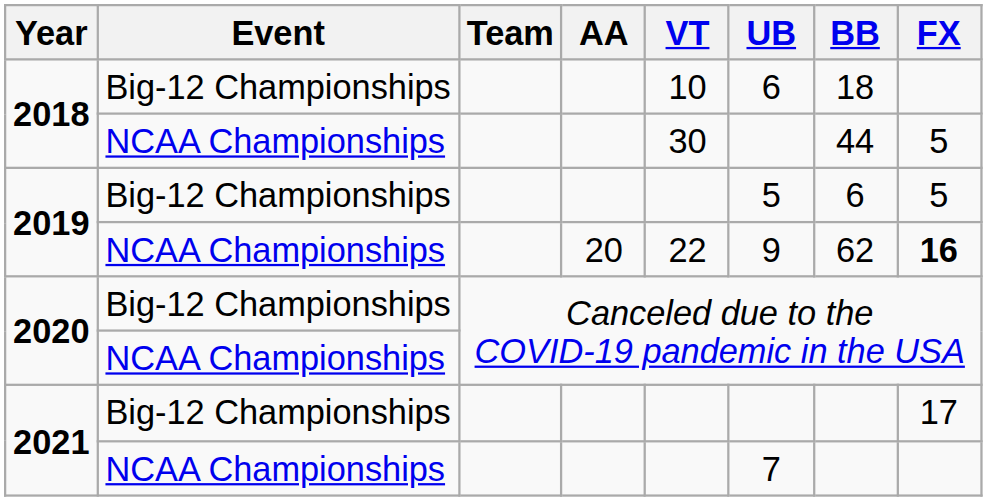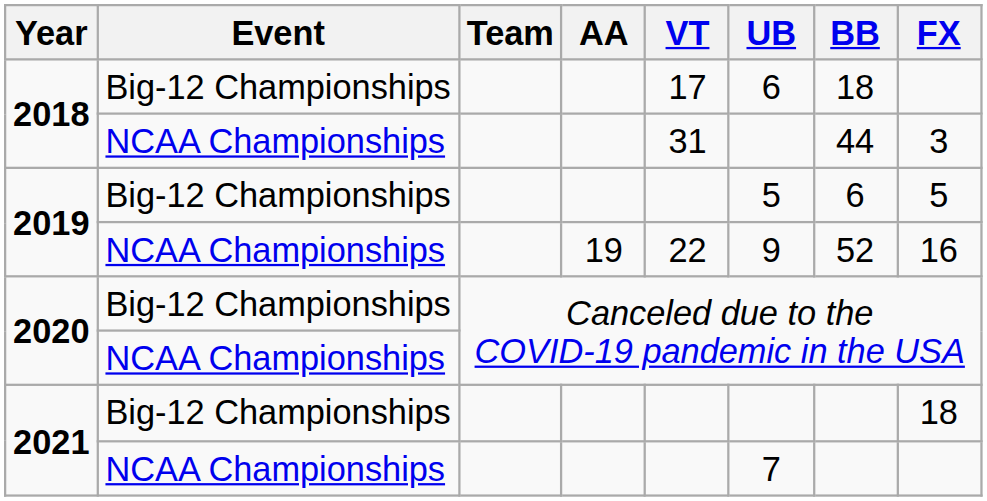(688, 87) 10 -> (688, 87) 17
(688, 141) 30 -> (688, 141) 31
(939, 141) 5 -> (939, 141) 3
(604, 250) 20 -> (604, 250) 19
(855, 250) 62 -> (855, 250) 52
(939, 250) bold -> (939, 250) normal
(939, 413) 17 -> (939, 413) 18
